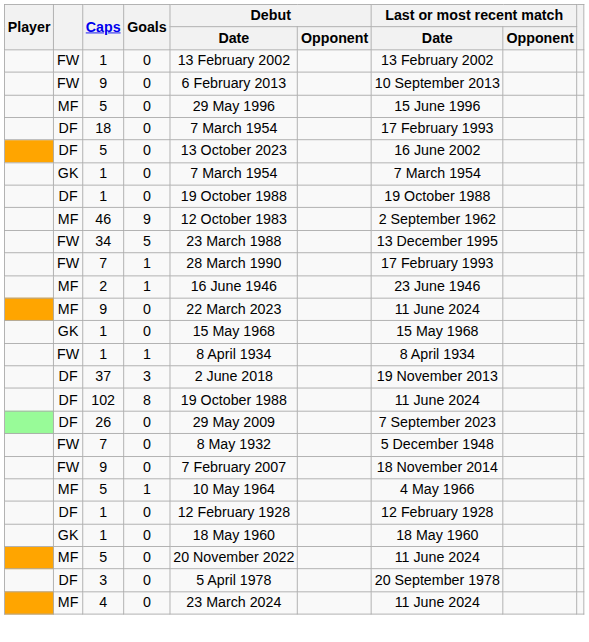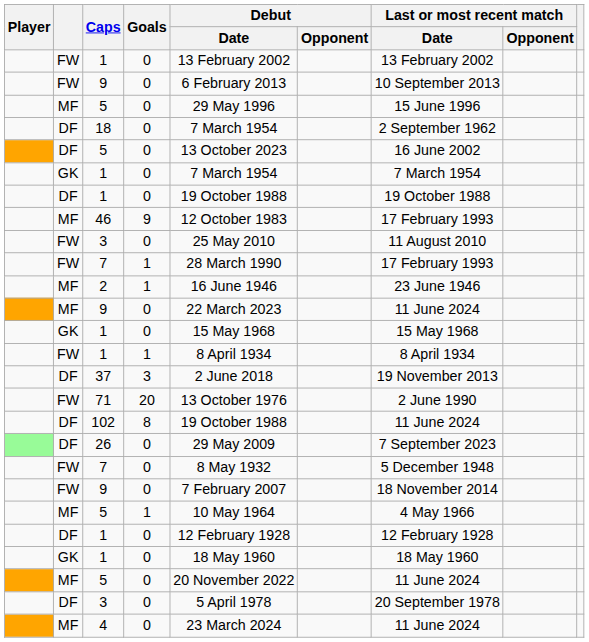(437, 128) 17 February 1993 -> (437, 128) 2 September 1962
(437, 219) 2 September 1962 -> (437, 219) 17 February 1993
+ row: (68, 241)
- row: (68, 241)
+ row: (68, 399)
